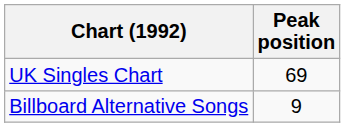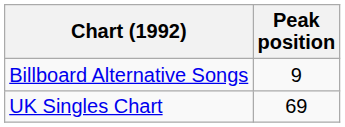rows swapped: (129, 106) <-> (86, 74)
